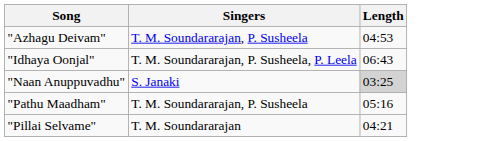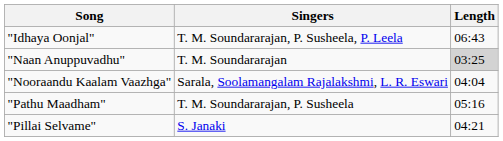- row: (57, 37)
(155, 81) S. Janaki -> (232, 59) T. M. Soundararajan
+ row: (89, 81)
(186, 125) T. M. Soundararajan -> (201, 125) S. Janaki
